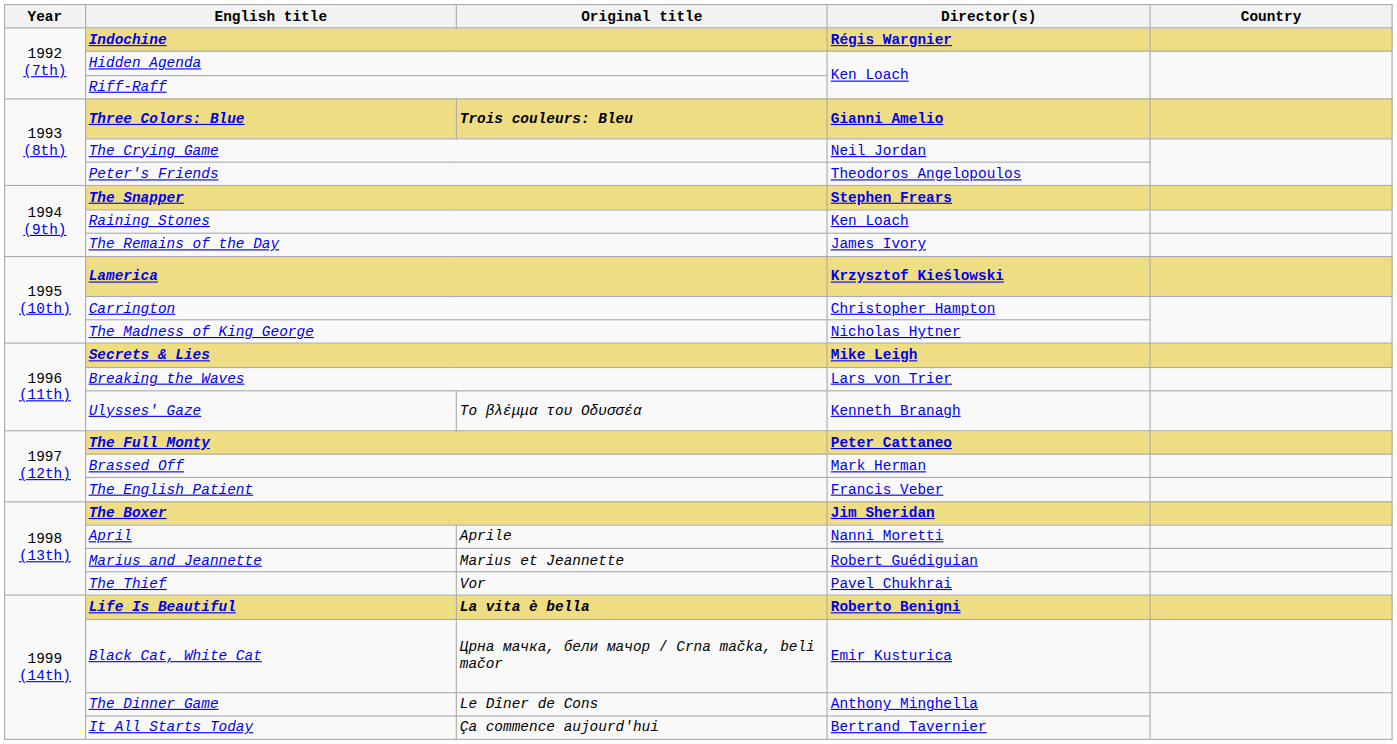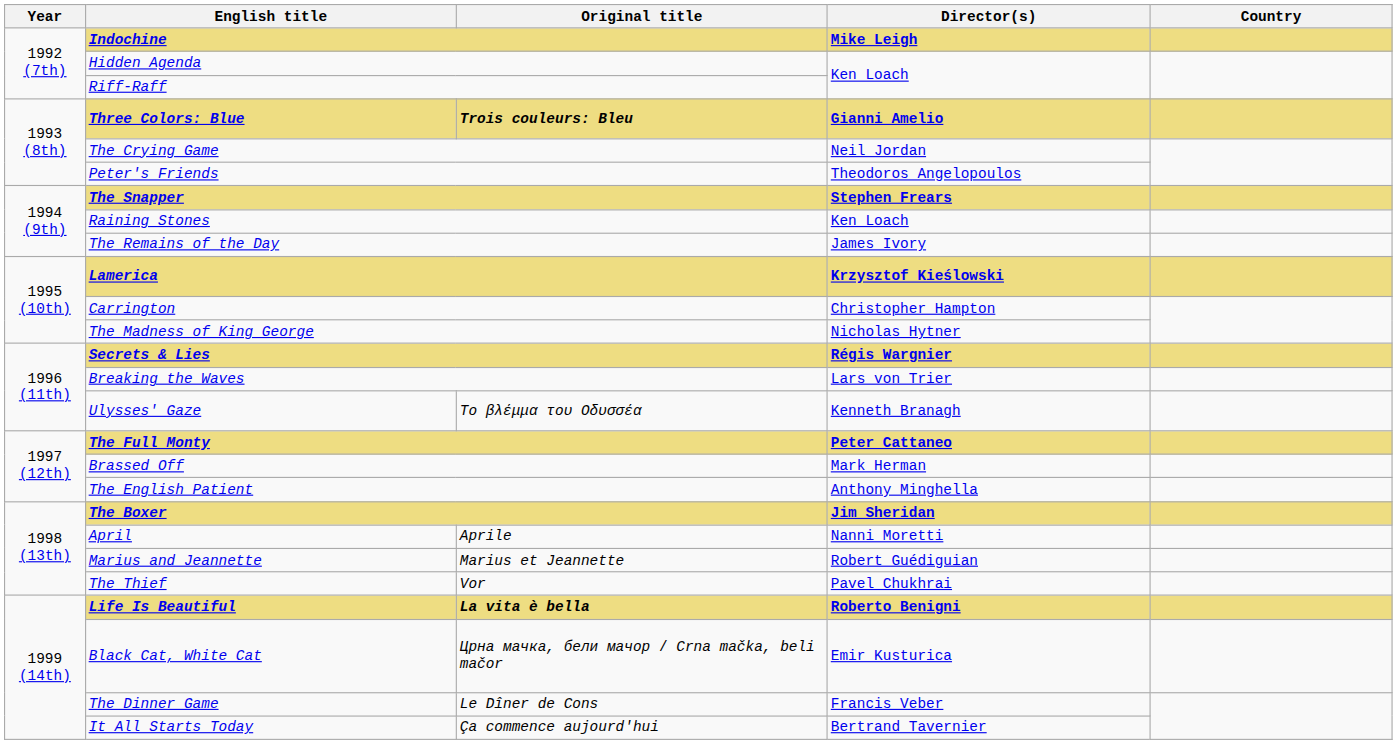(891, 40) Régis Wargnier -> (874, 40) Mike Leigh
(874, 355) Mike Leigh -> (891, 355) Régis Wargnier
(887, 490) Francis Veber -> (904, 490) Anthony Minghella
(904, 704) Anthony Minghella -> (887, 704) Francis Veber
